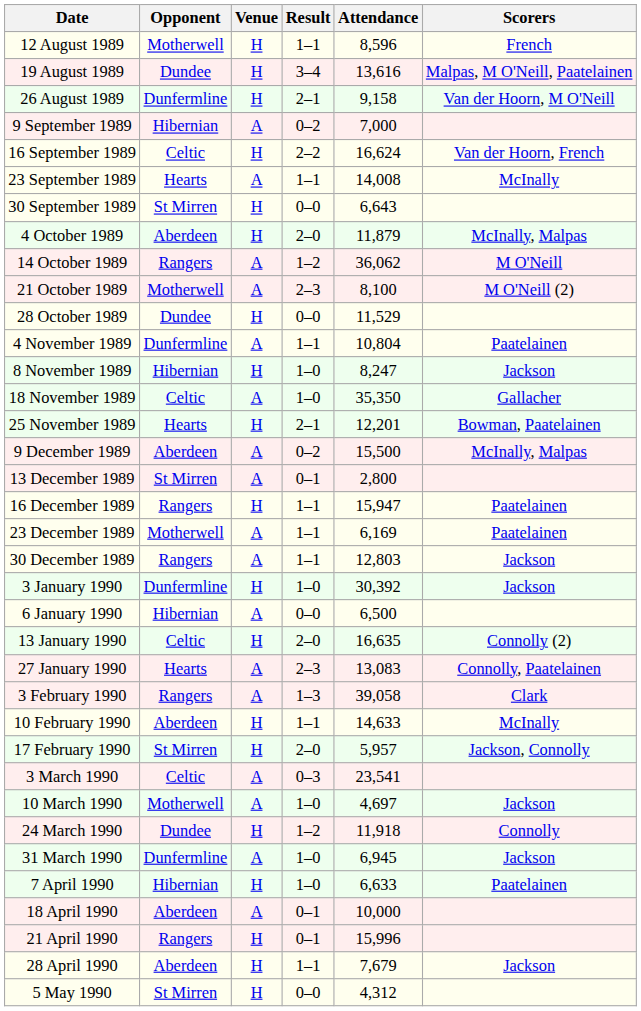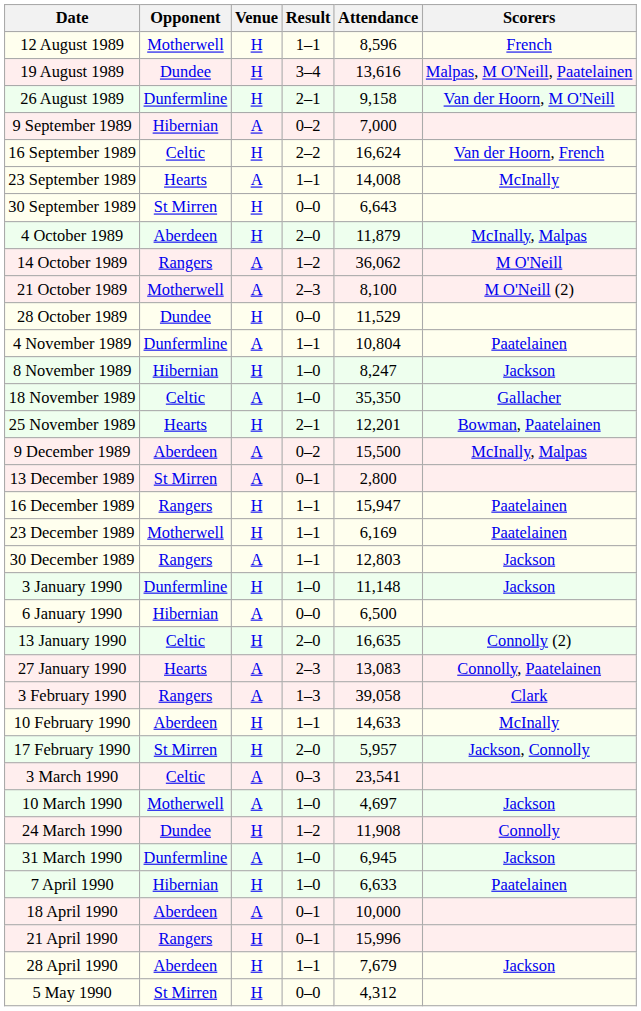(257, 532) A -> (257, 532) H
(378, 586) 30,392 -> (378, 586) 11,148
(378, 830) 11,918 -> (378, 830) 11,908
